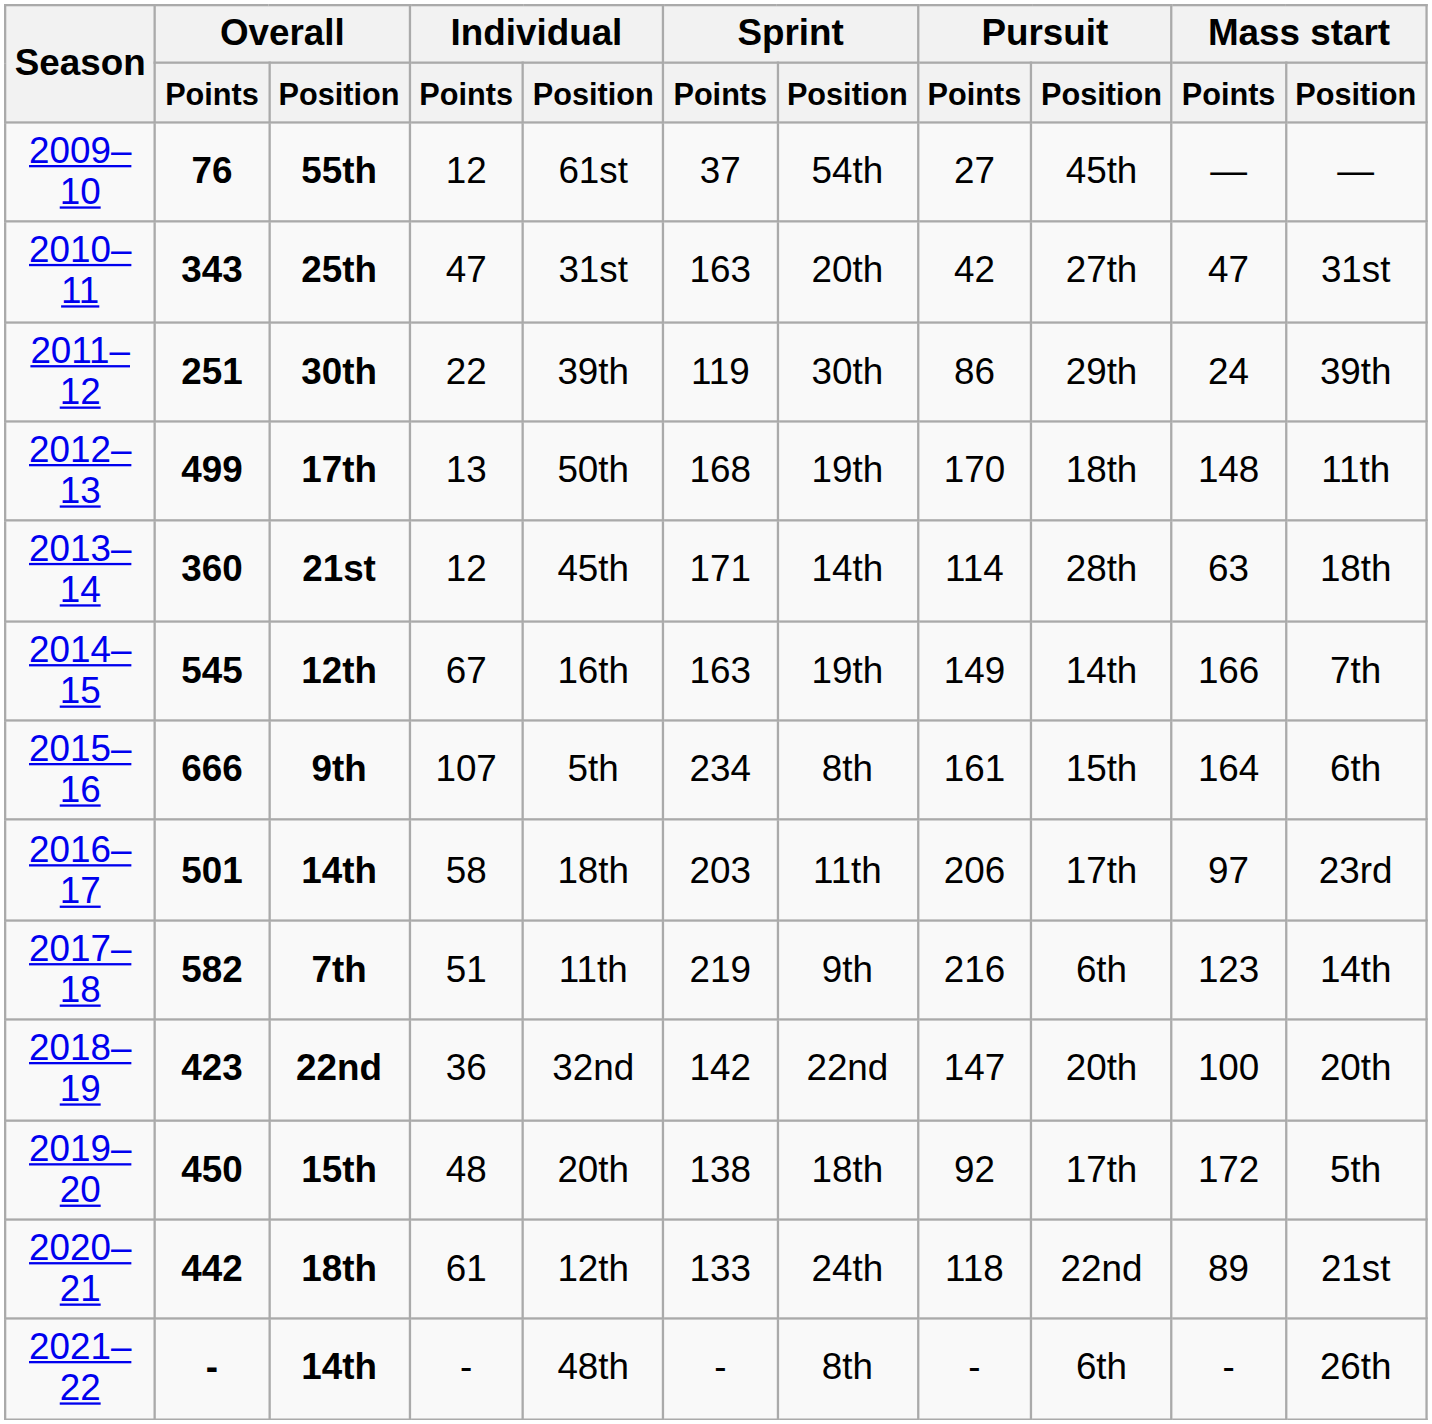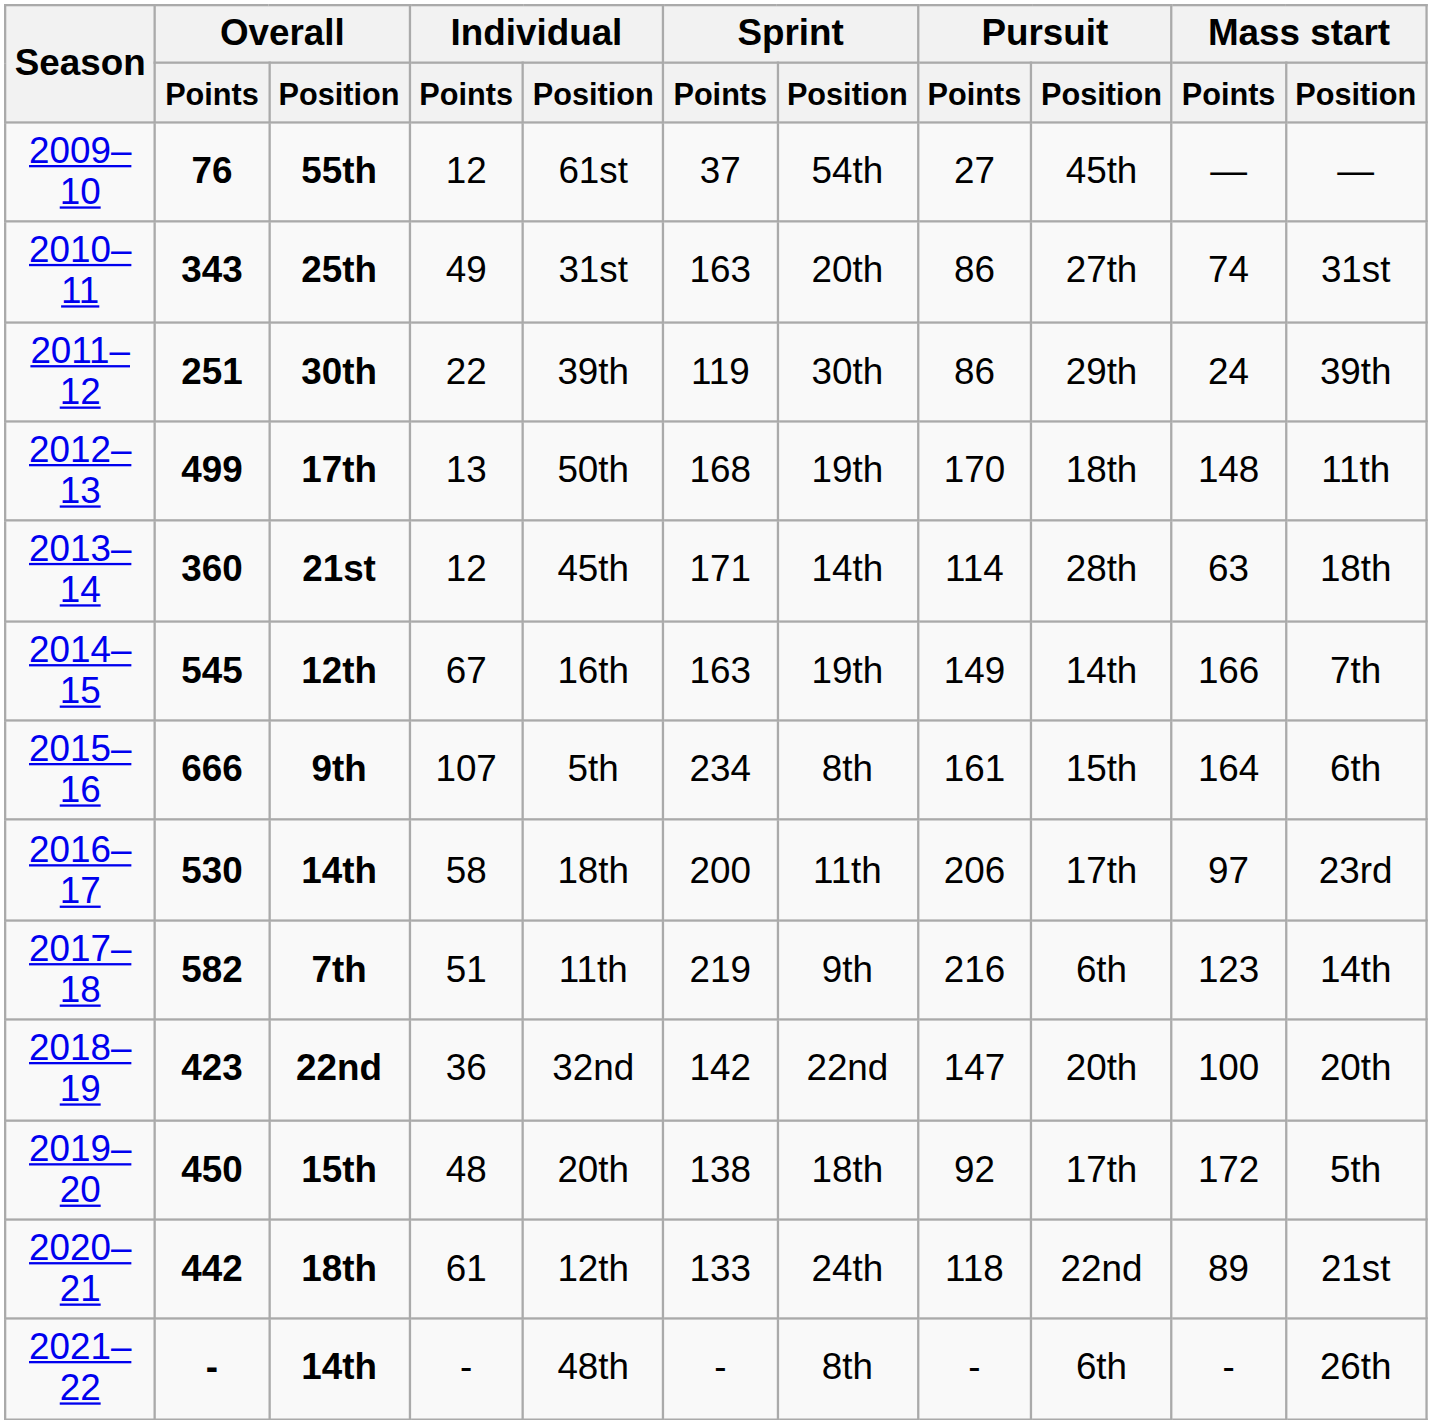(466, 270) 47 -> (466, 270) 49
(974, 270) 42 -> (974, 270) 86
(1229, 270) 47 -> (1229, 270) 74
(212, 869) 501 -> (212, 869) 530
(720, 869) 203 -> (720, 869) 200
